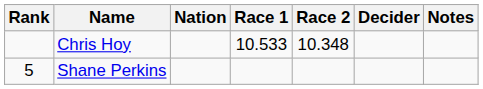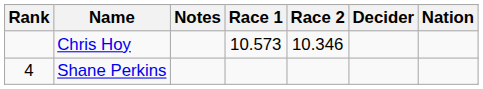columns swapped: (200, 17) <-> (451, 17)
(261, 44) 10.533 -> (256, 44) 10.573
(323, 44) 10.348 -> (318, 44) 10.346
(29, 71) 5 -> (29, 71) 4
